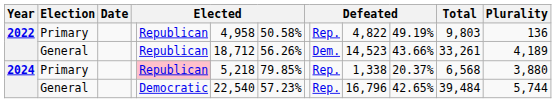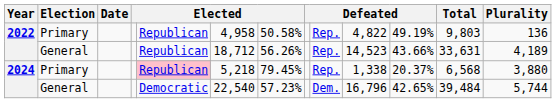(326, 51) Dem. -> (326, 51) Rep.
(460, 51) 33,261 -> (460, 51) 33,631
(281, 70) 79.85% -> (281, 70) 79.45%
(326, 88) Rep. -> (326, 88) Dem.
